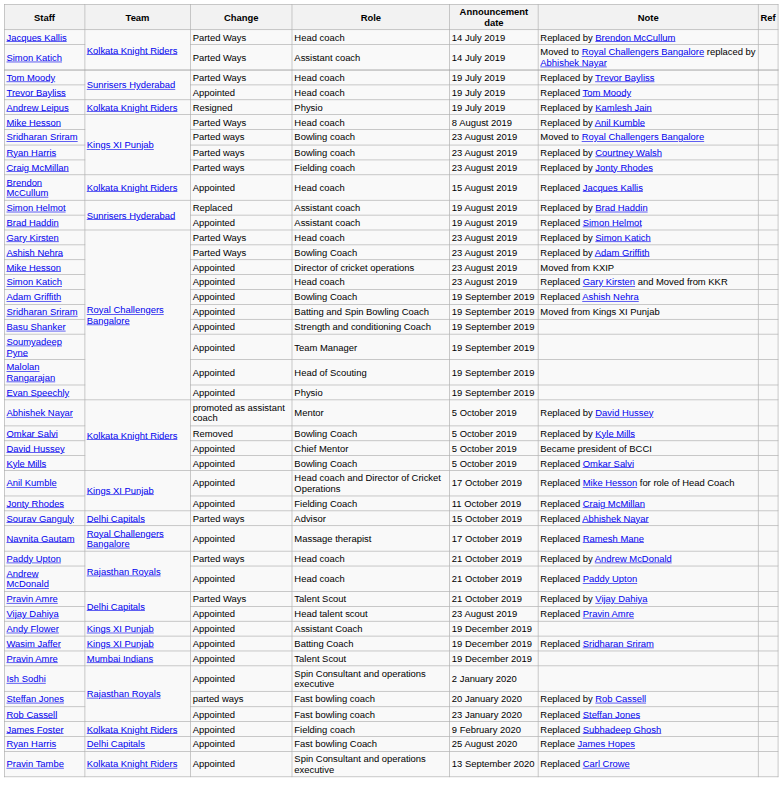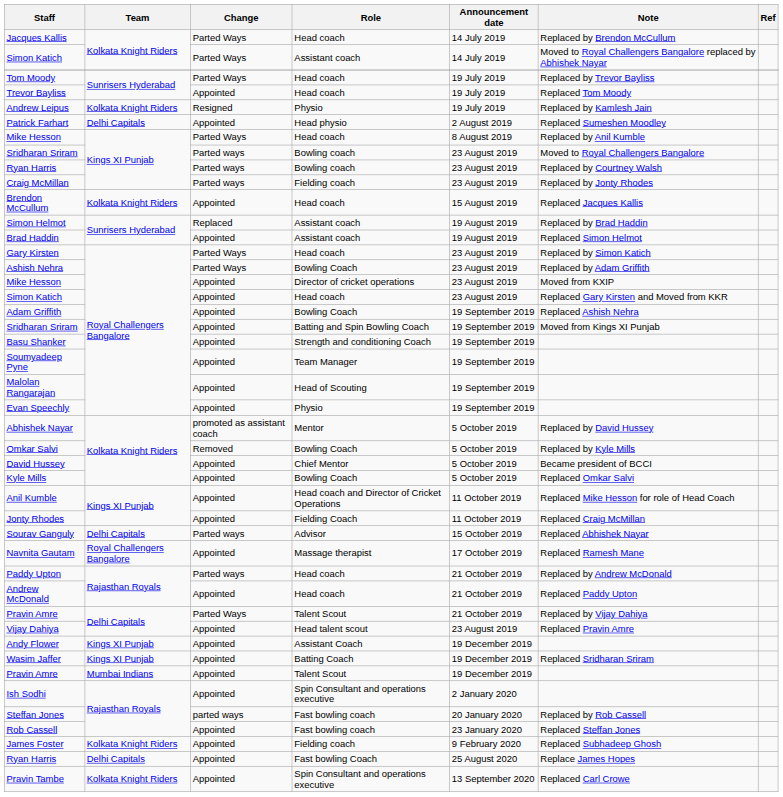+ row: (37, 123)
(487, 483) 17 October 2019 -> (487, 498) 11 October 2019
